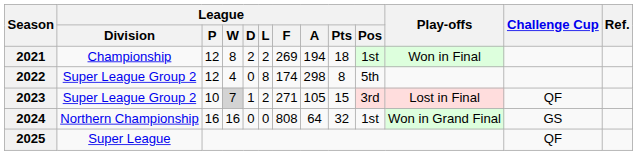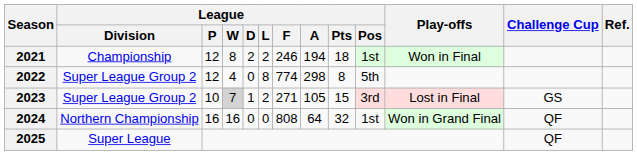(287, 56) 269 -> (287, 56) 246
(287, 77) 174 -> (287, 77) 774
(553, 98) QF -> (553, 98) GS
(553, 118) GS -> (553, 118) QF
